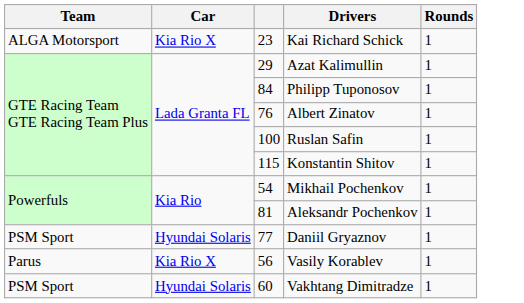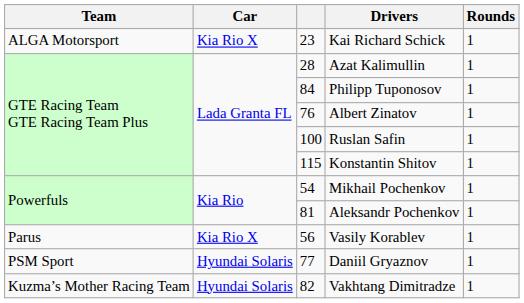(265, 65) 29 -> (307, 65) 28
rows swapped: (335, 260) <-> (337, 236)
(41, 285) PSM Sport -> (99, 285) Kuzma’s Mother Racing Team
(265, 285) 60 -> (307, 285) 82
